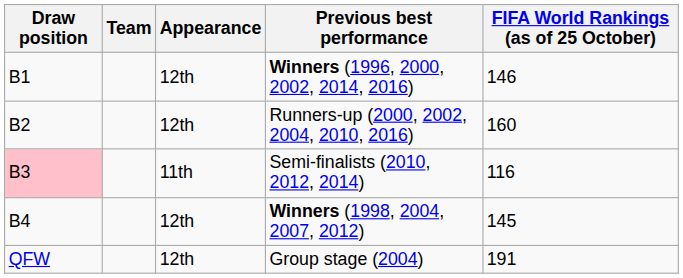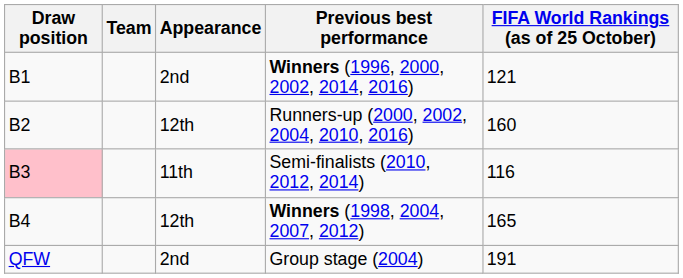(177, 76) 12th -> (174, 76) 2nd
(501, 76) 146 -> (501, 76) 121
(501, 221) 145 -> (501, 221) 165
(177, 259) 12th -> (174, 259) 2nd
